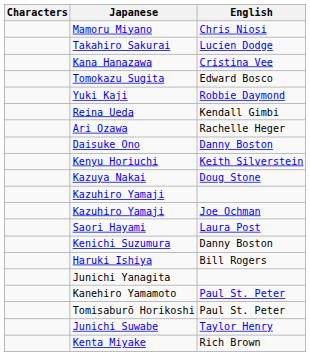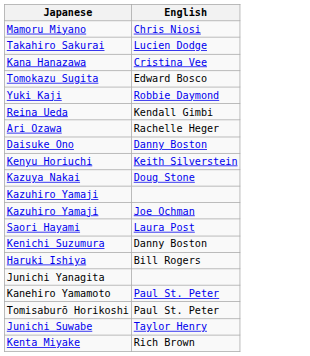- column: (37, 13)
